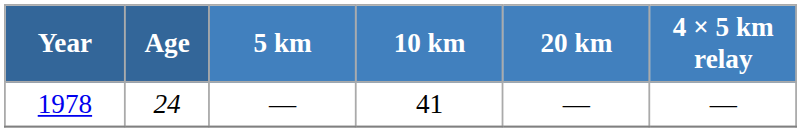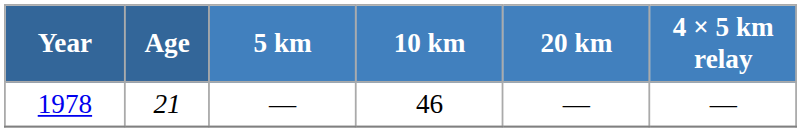(167, 104) 24 -> (167, 104) 21
(430, 104) 41 -> (430, 104) 46
